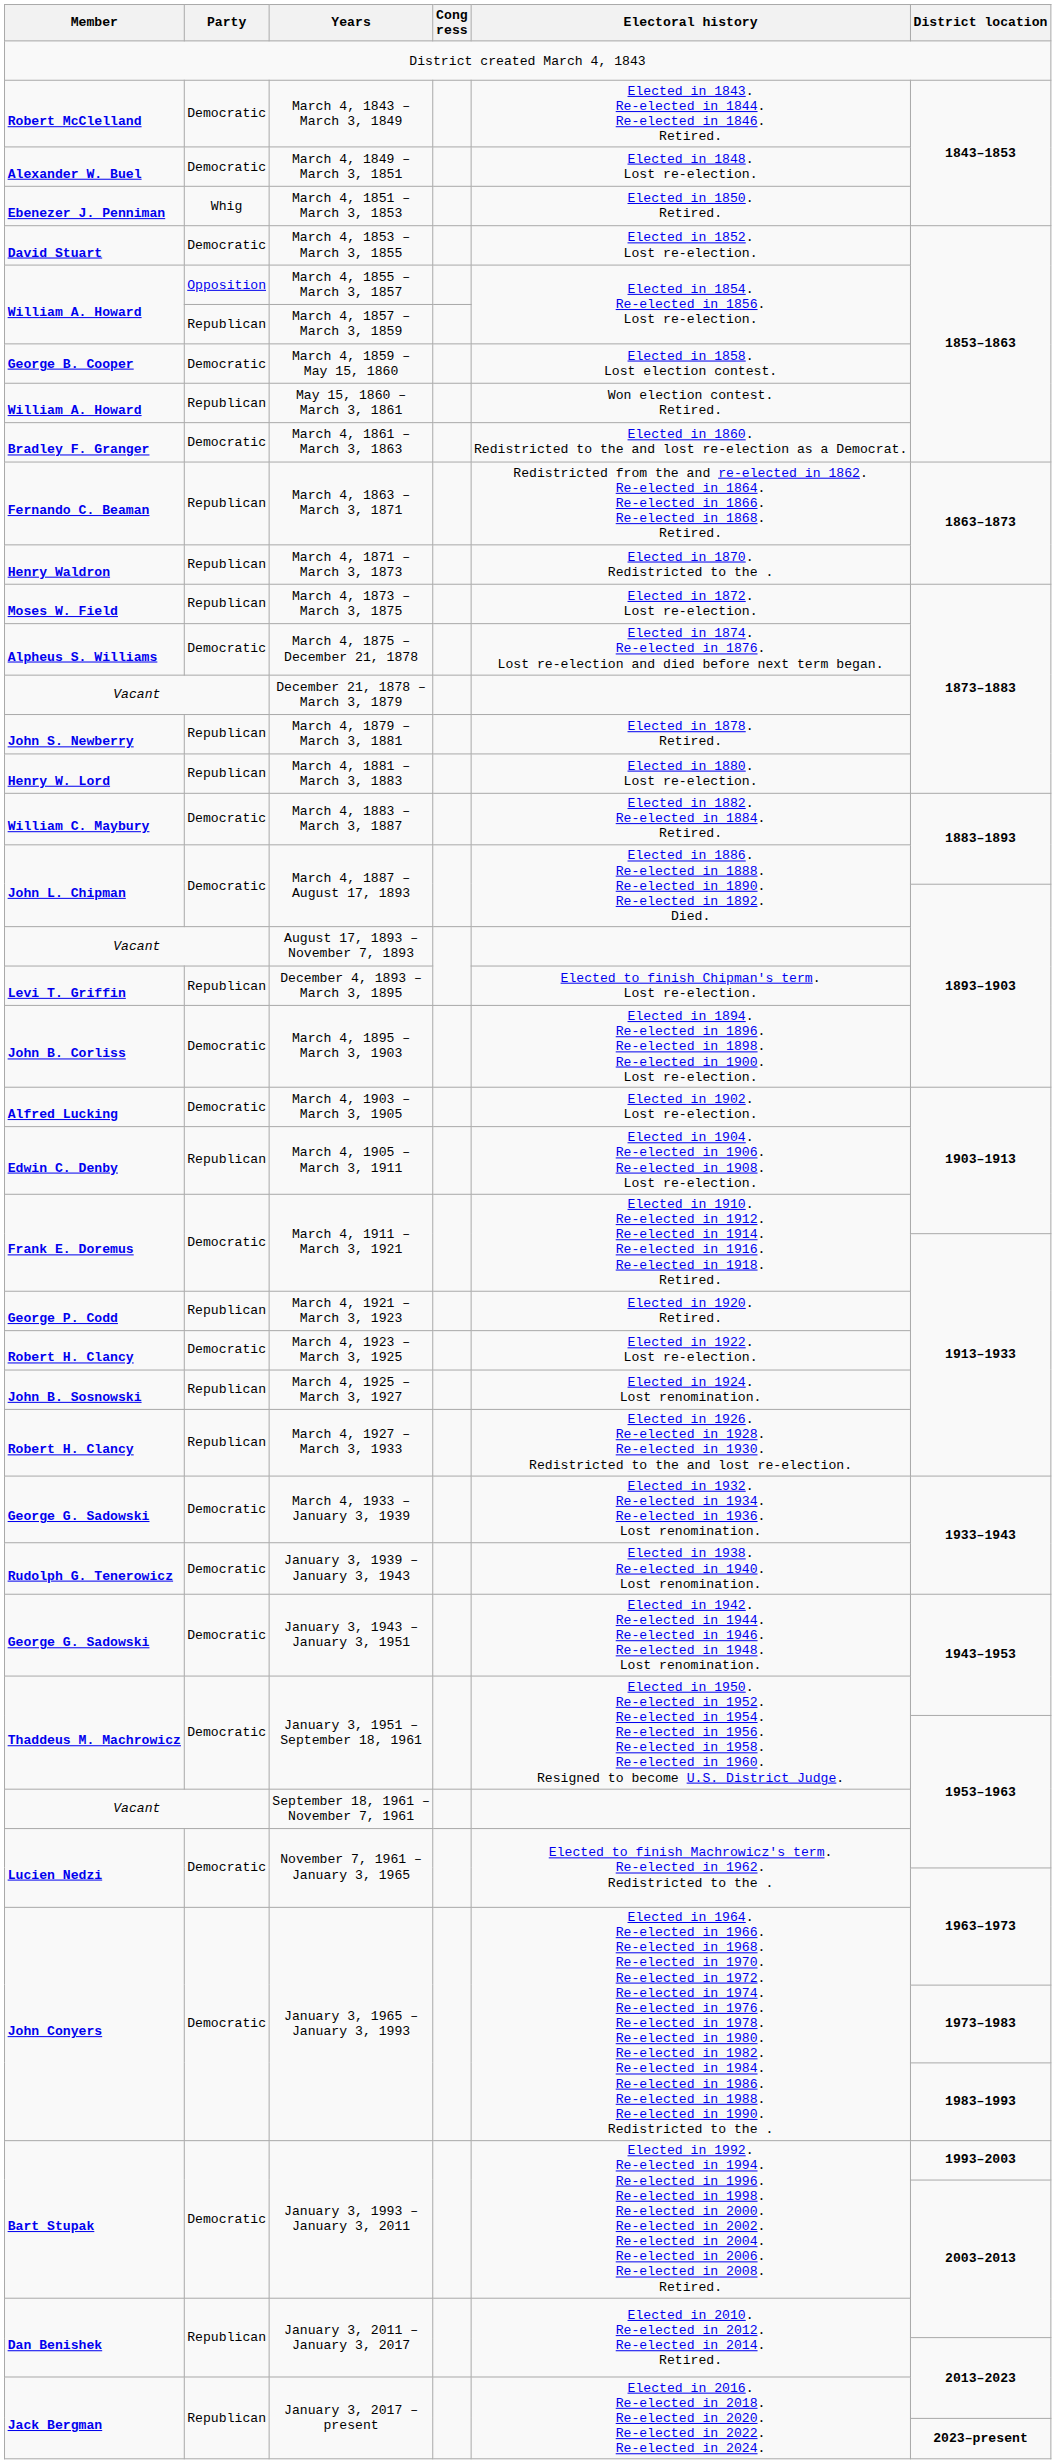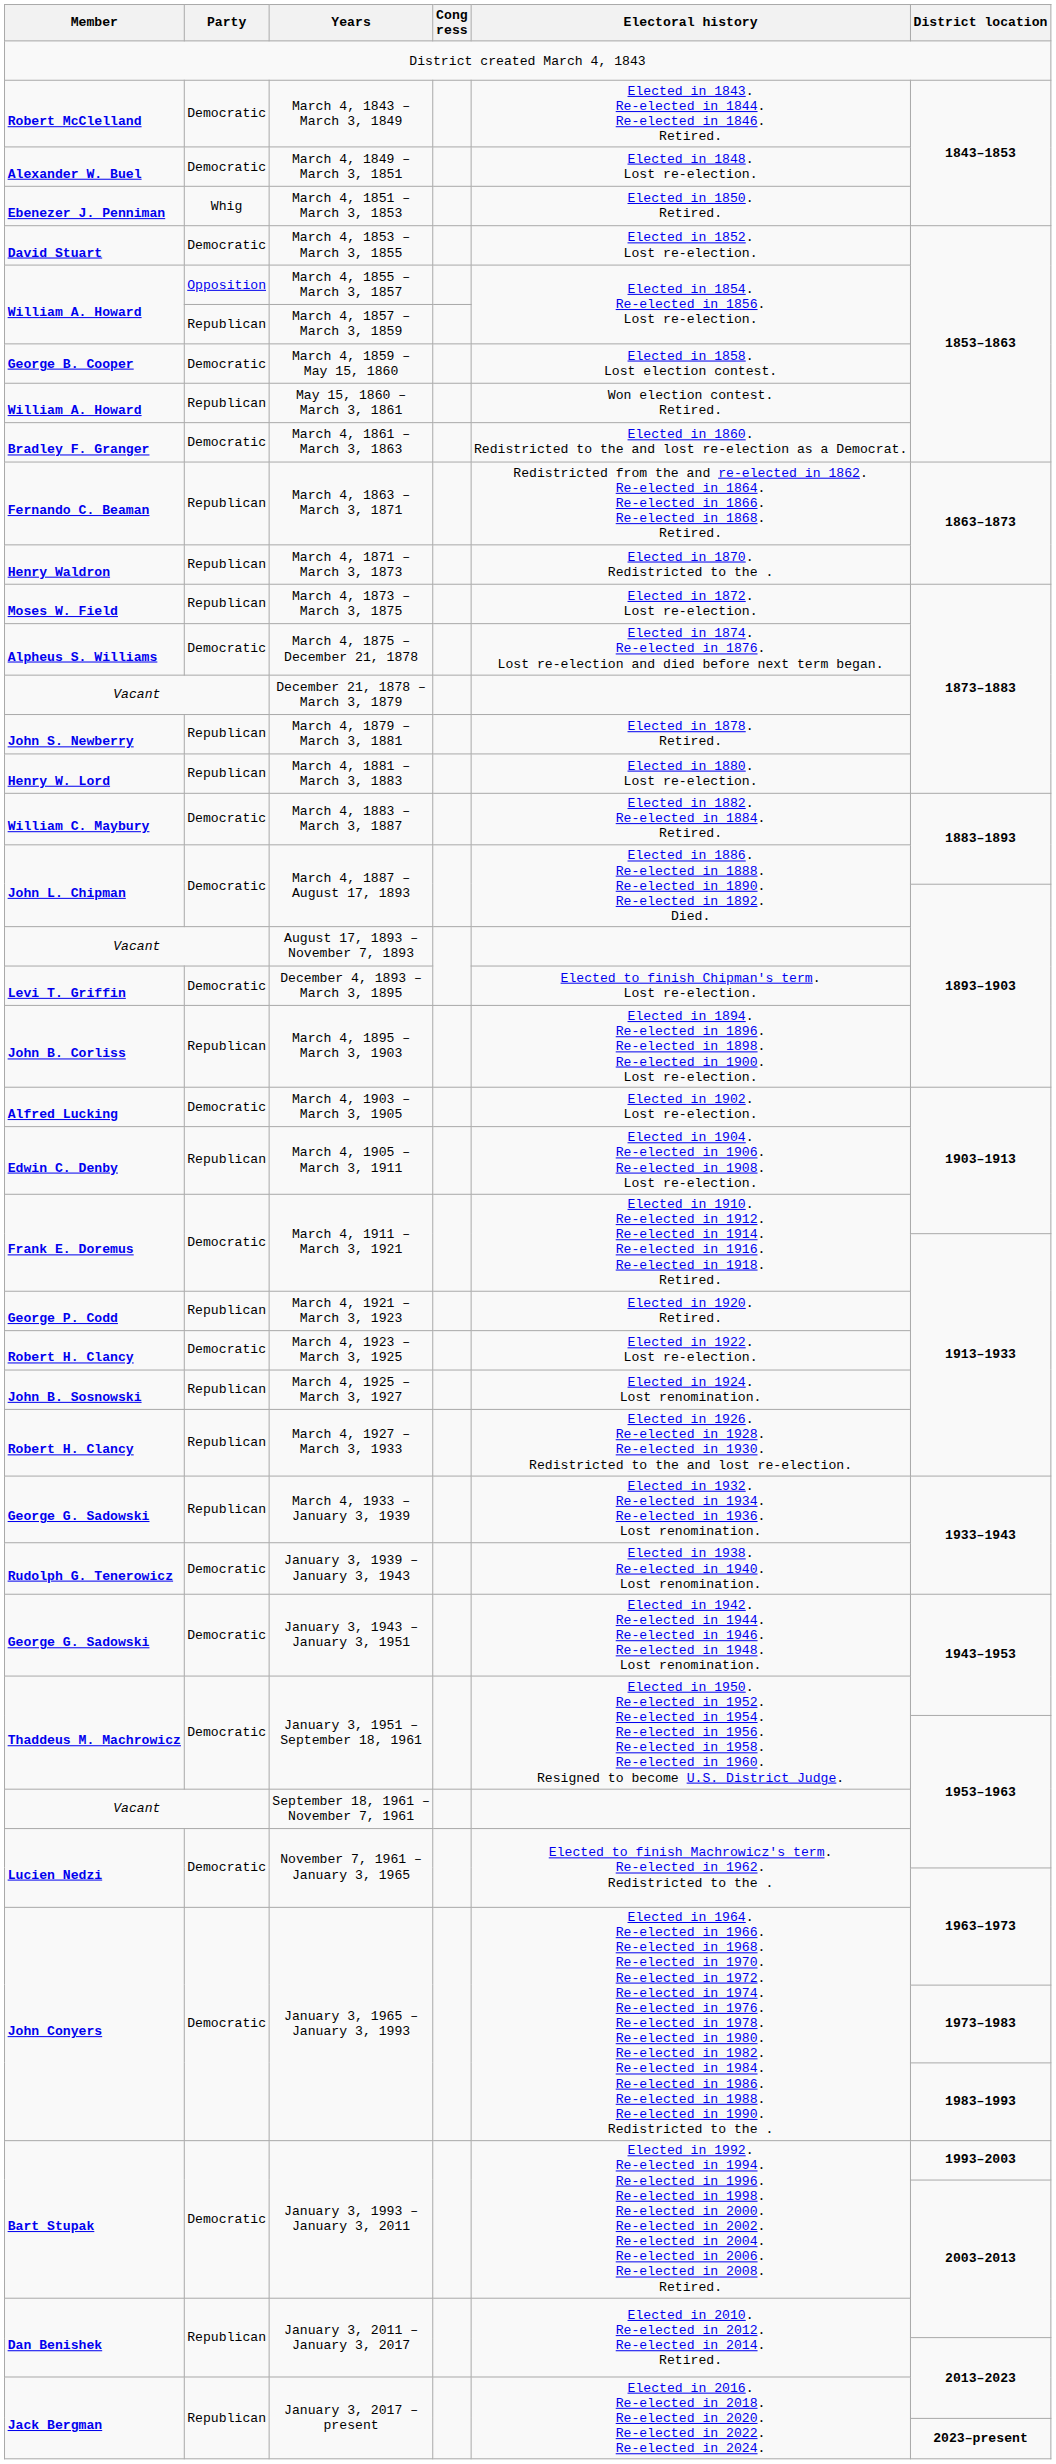(227, 986) Republican -> (227, 986) Democratic
(227, 1047) Democratic -> (227, 1047) Republican
(227, 1509) Democratic -> (227, 1509) Republican
